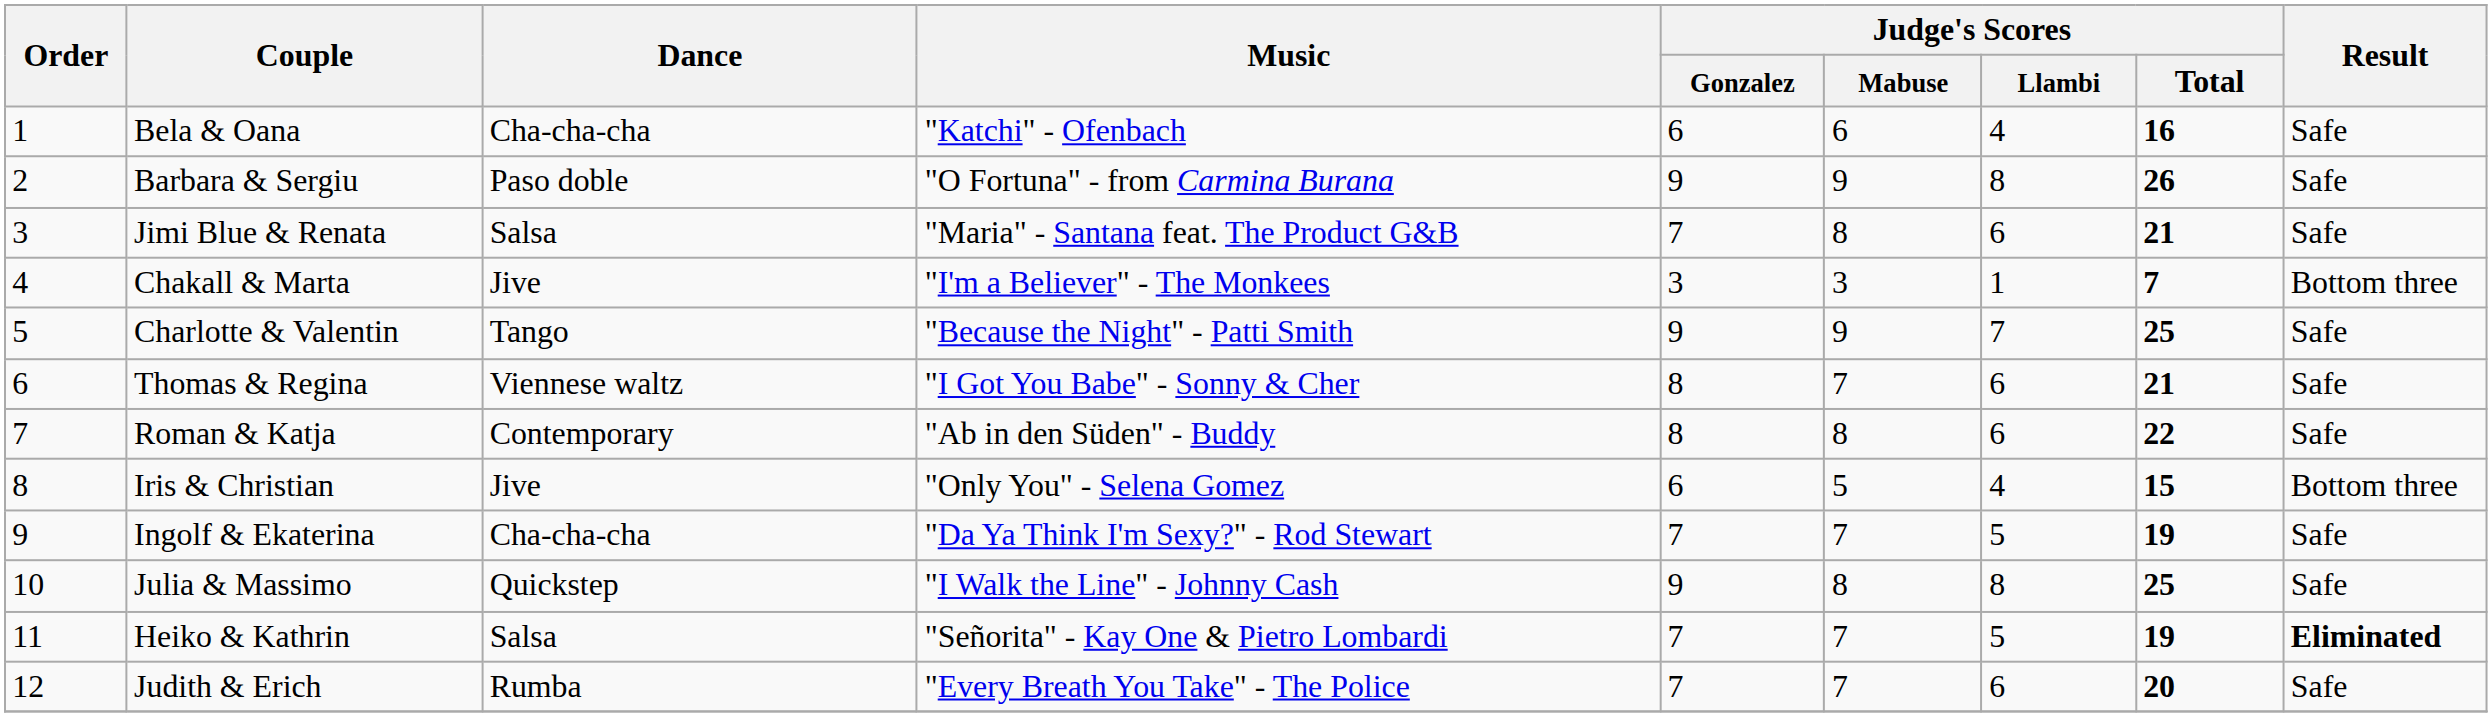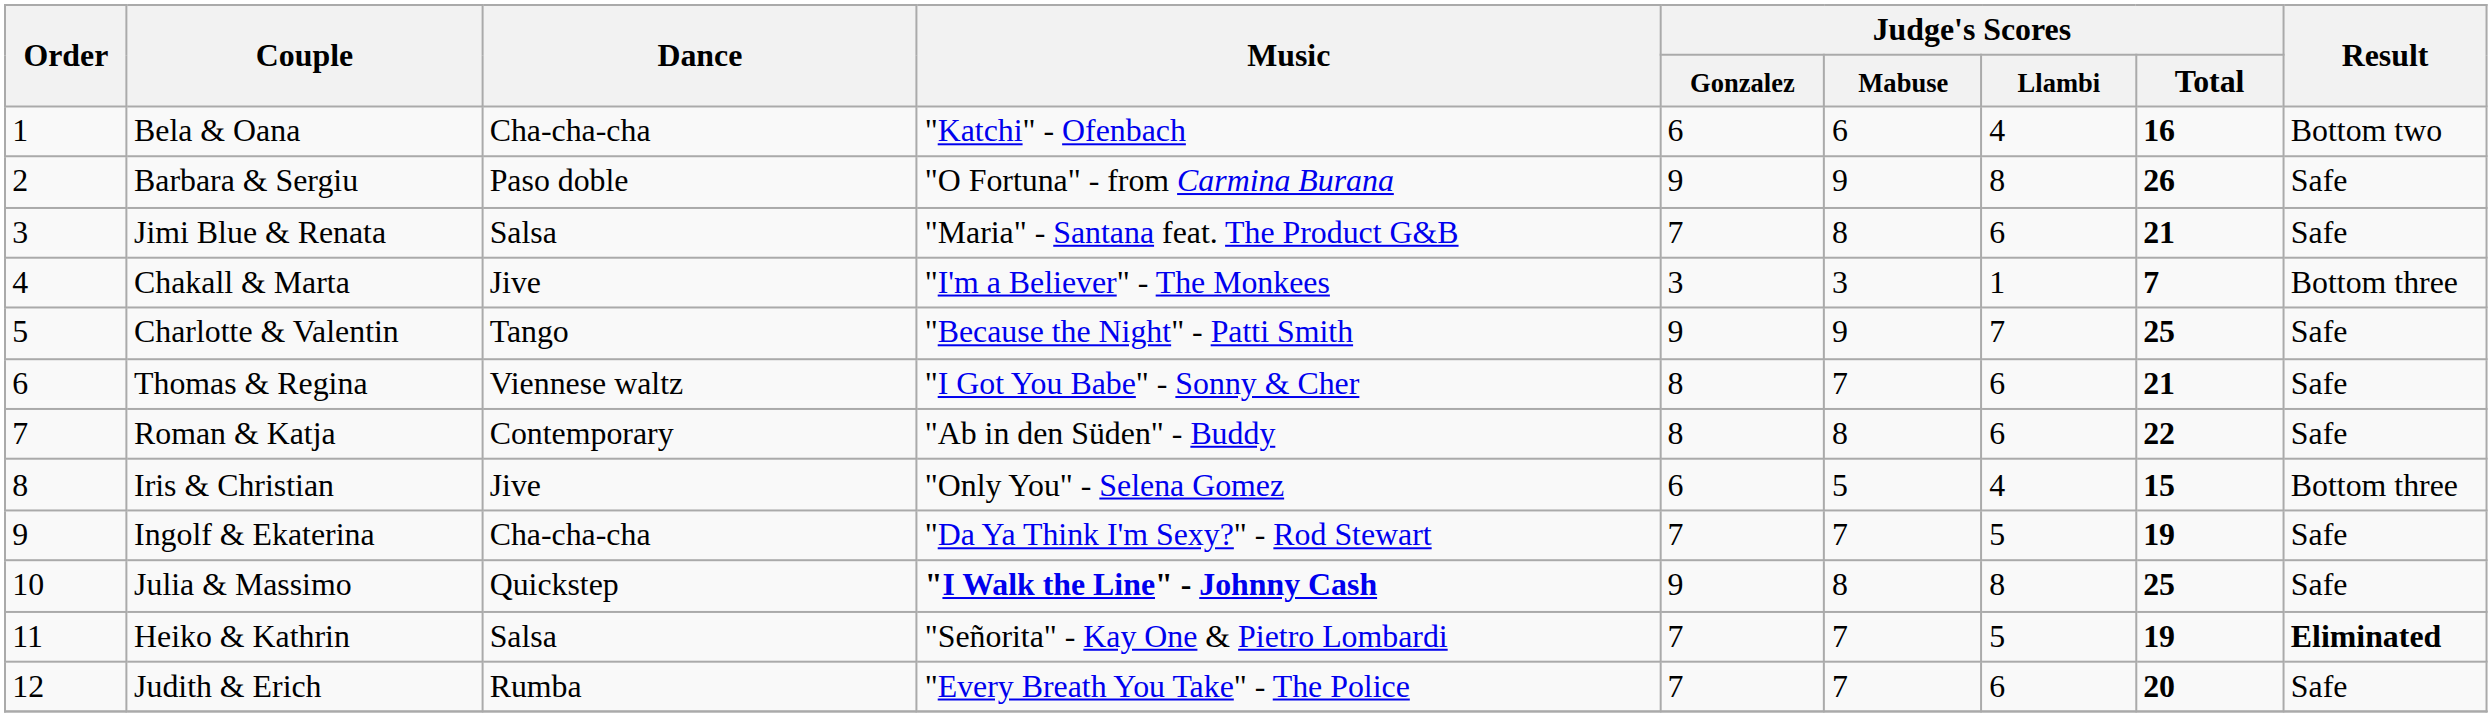(2319, 130) Safe -> (2366, 130) Bottom two
(1132, 585) normal -> (1151, 585) bold
